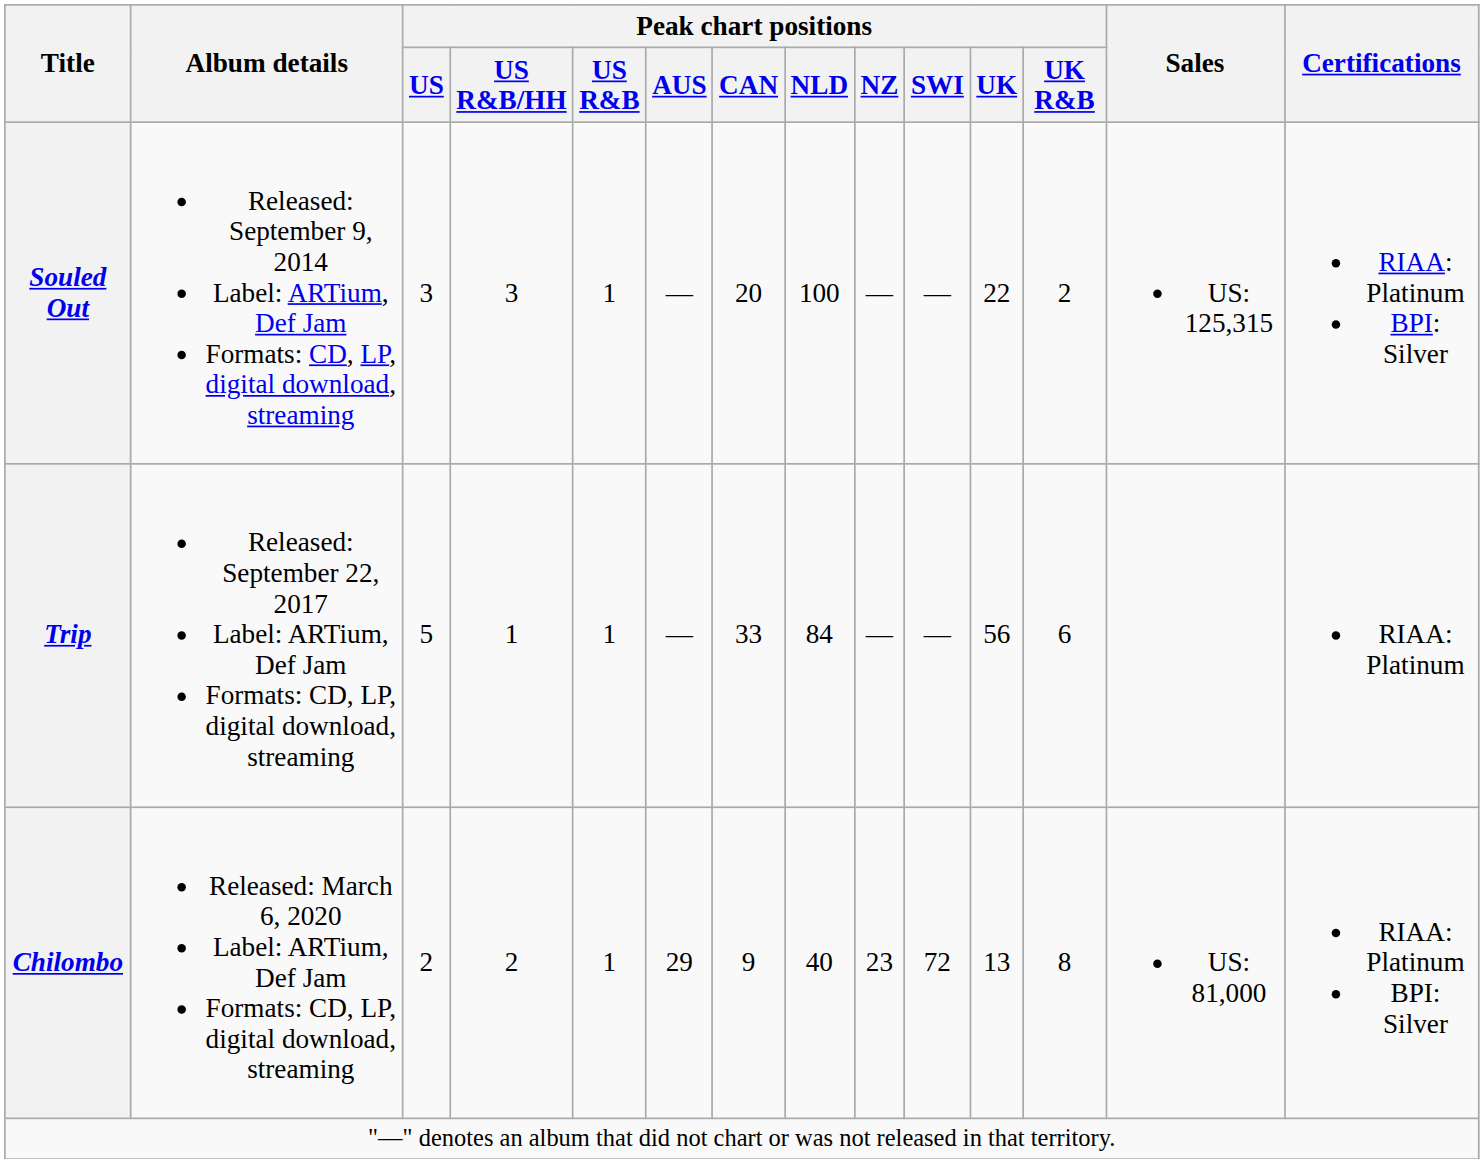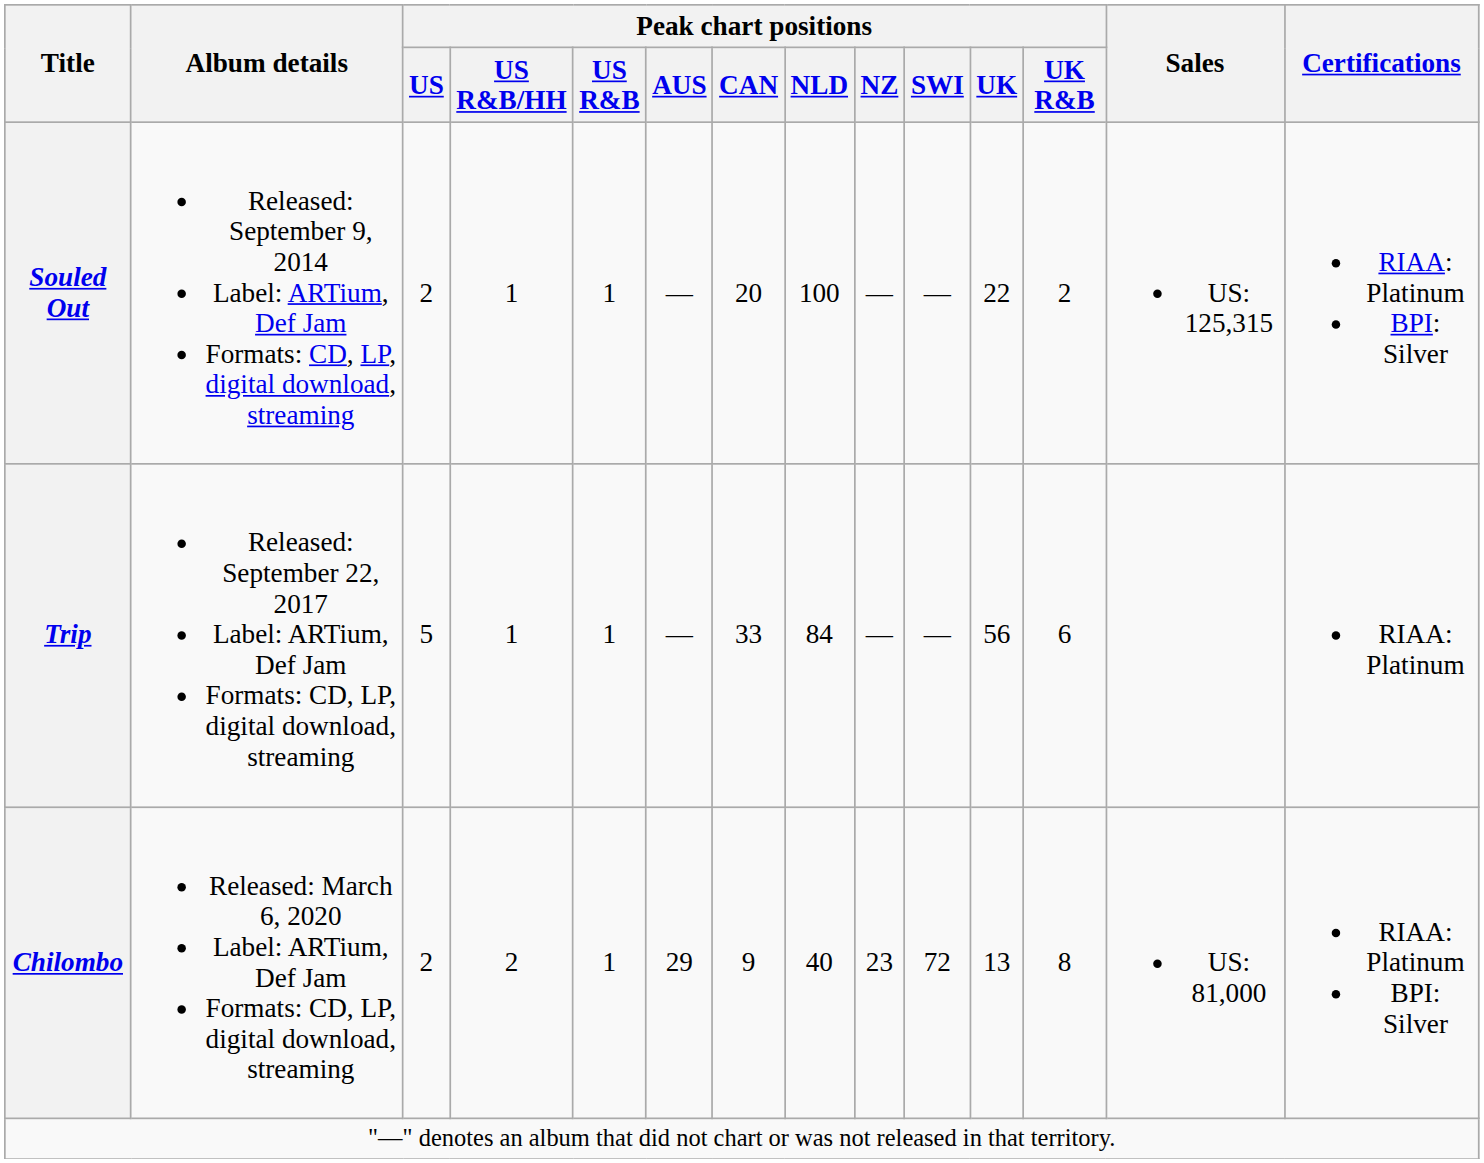(426, 292) 3 -> (426, 292) 2
(511, 292) 3 -> (511, 292) 1
